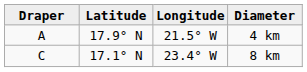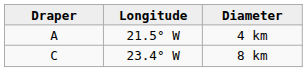- column: (116, 15)
